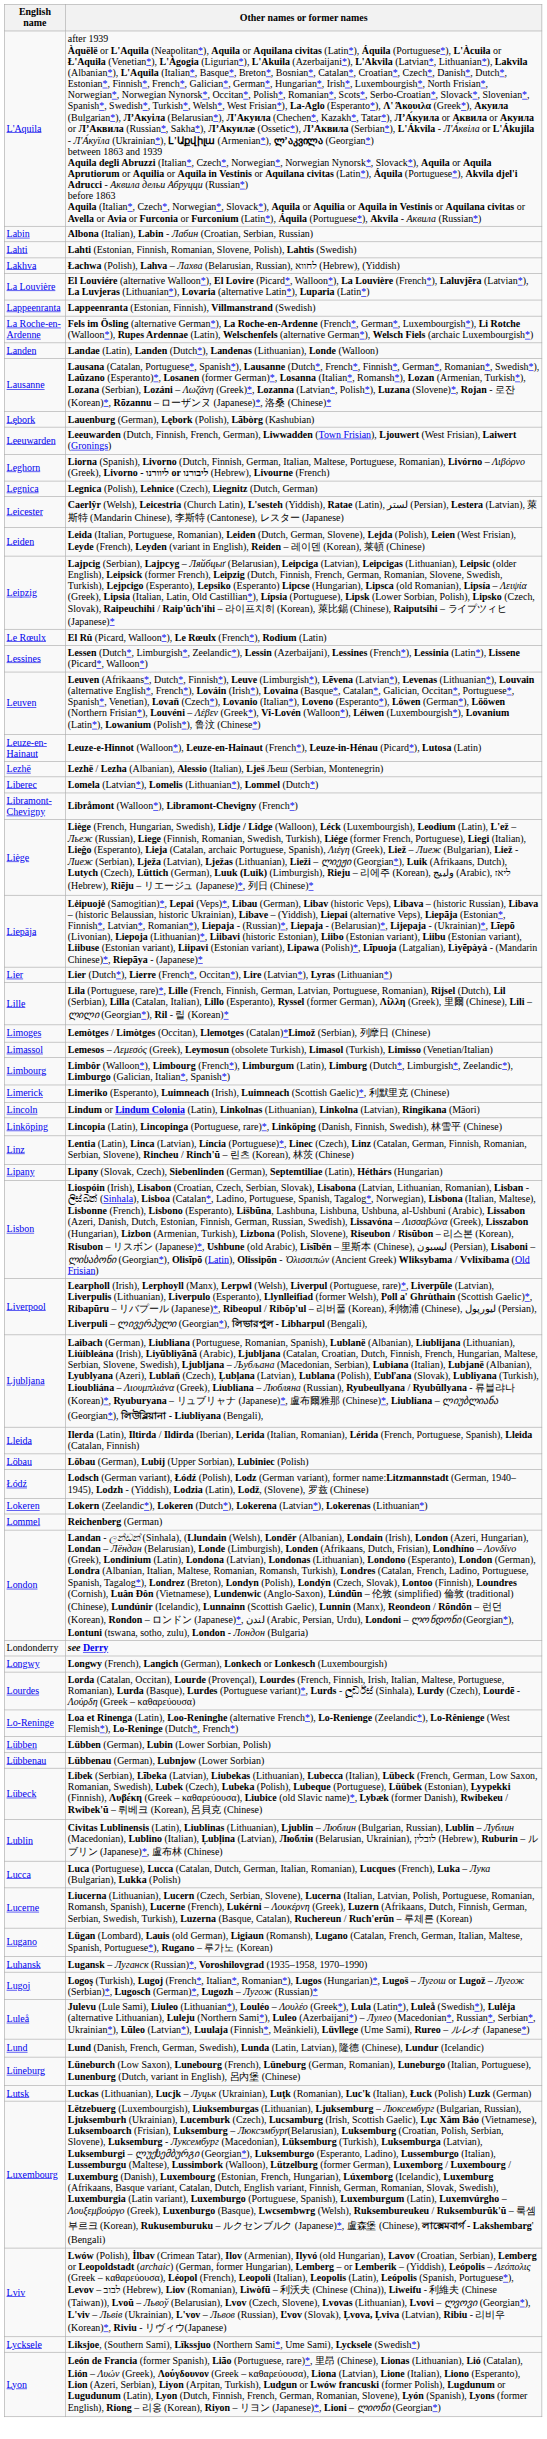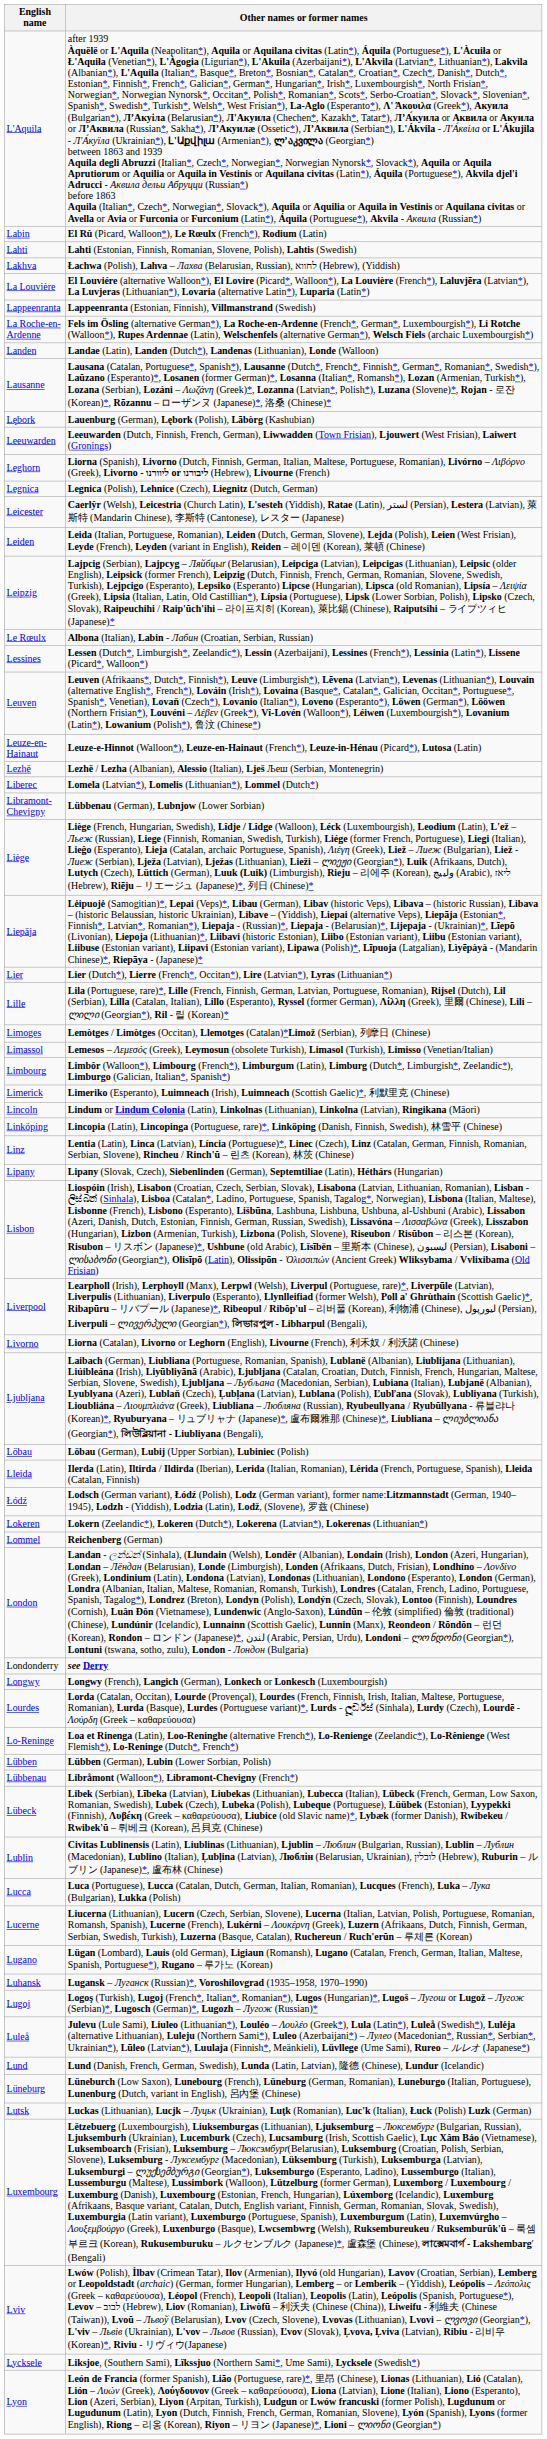(190, 234) Albona (Italian), Labin - Лабин (Croatian, Serbian, Russian) -> (197, 234) El Rû (Picard, Walloon*), Le Rœulx (French*), Rodium (Latin)
(197, 637) El Rû (Picard, Walloon*), Le Rœulx (French*), Rodium (Latin) -> (190, 637) Albona (Italian), Labin - Лабин (Croatian, Serbian, Russian)
(183, 806) Libråmont (Walloon*), Libramont-Chevigny (French*) -> (166, 806) Lübbenau (German), Lubnjow (Lower Sorbian)
+ row: (23, 1343)
rows swapped: (19, 1440) <-> (19, 1461)
(166, 1760) Lübbenau (German), Lubnjow (Lower Sorbian) -> (183, 1778) Libråmont (Walloon*), Libramont-Chevigny (French*)
